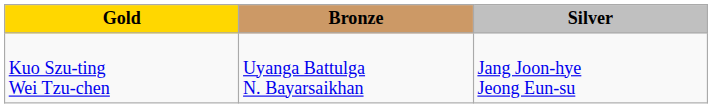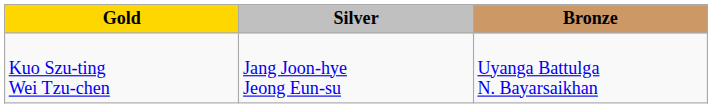columns swapped: (590, 18) <-> (356, 18)
